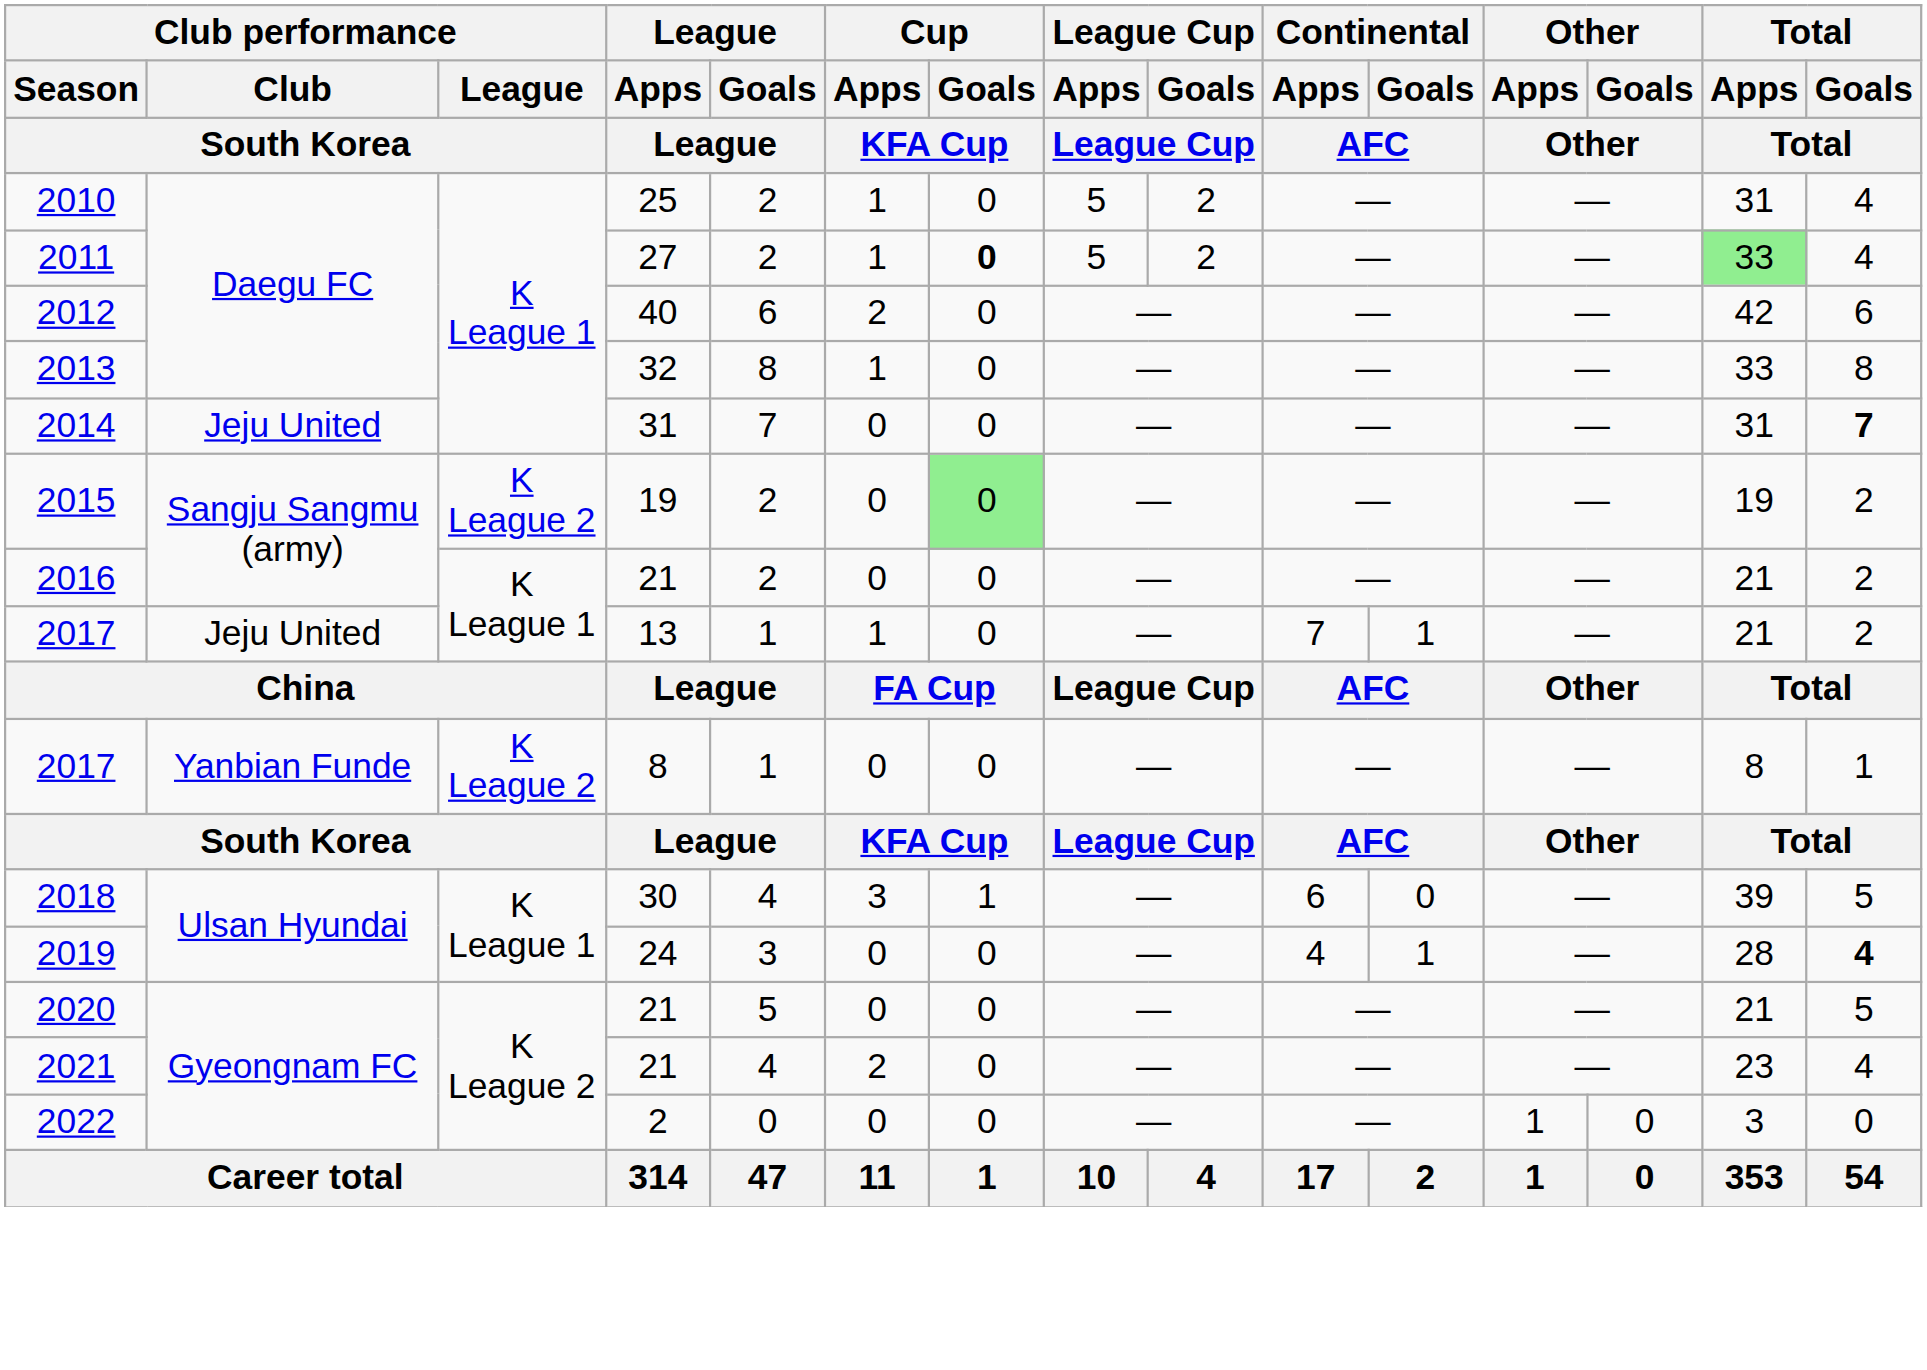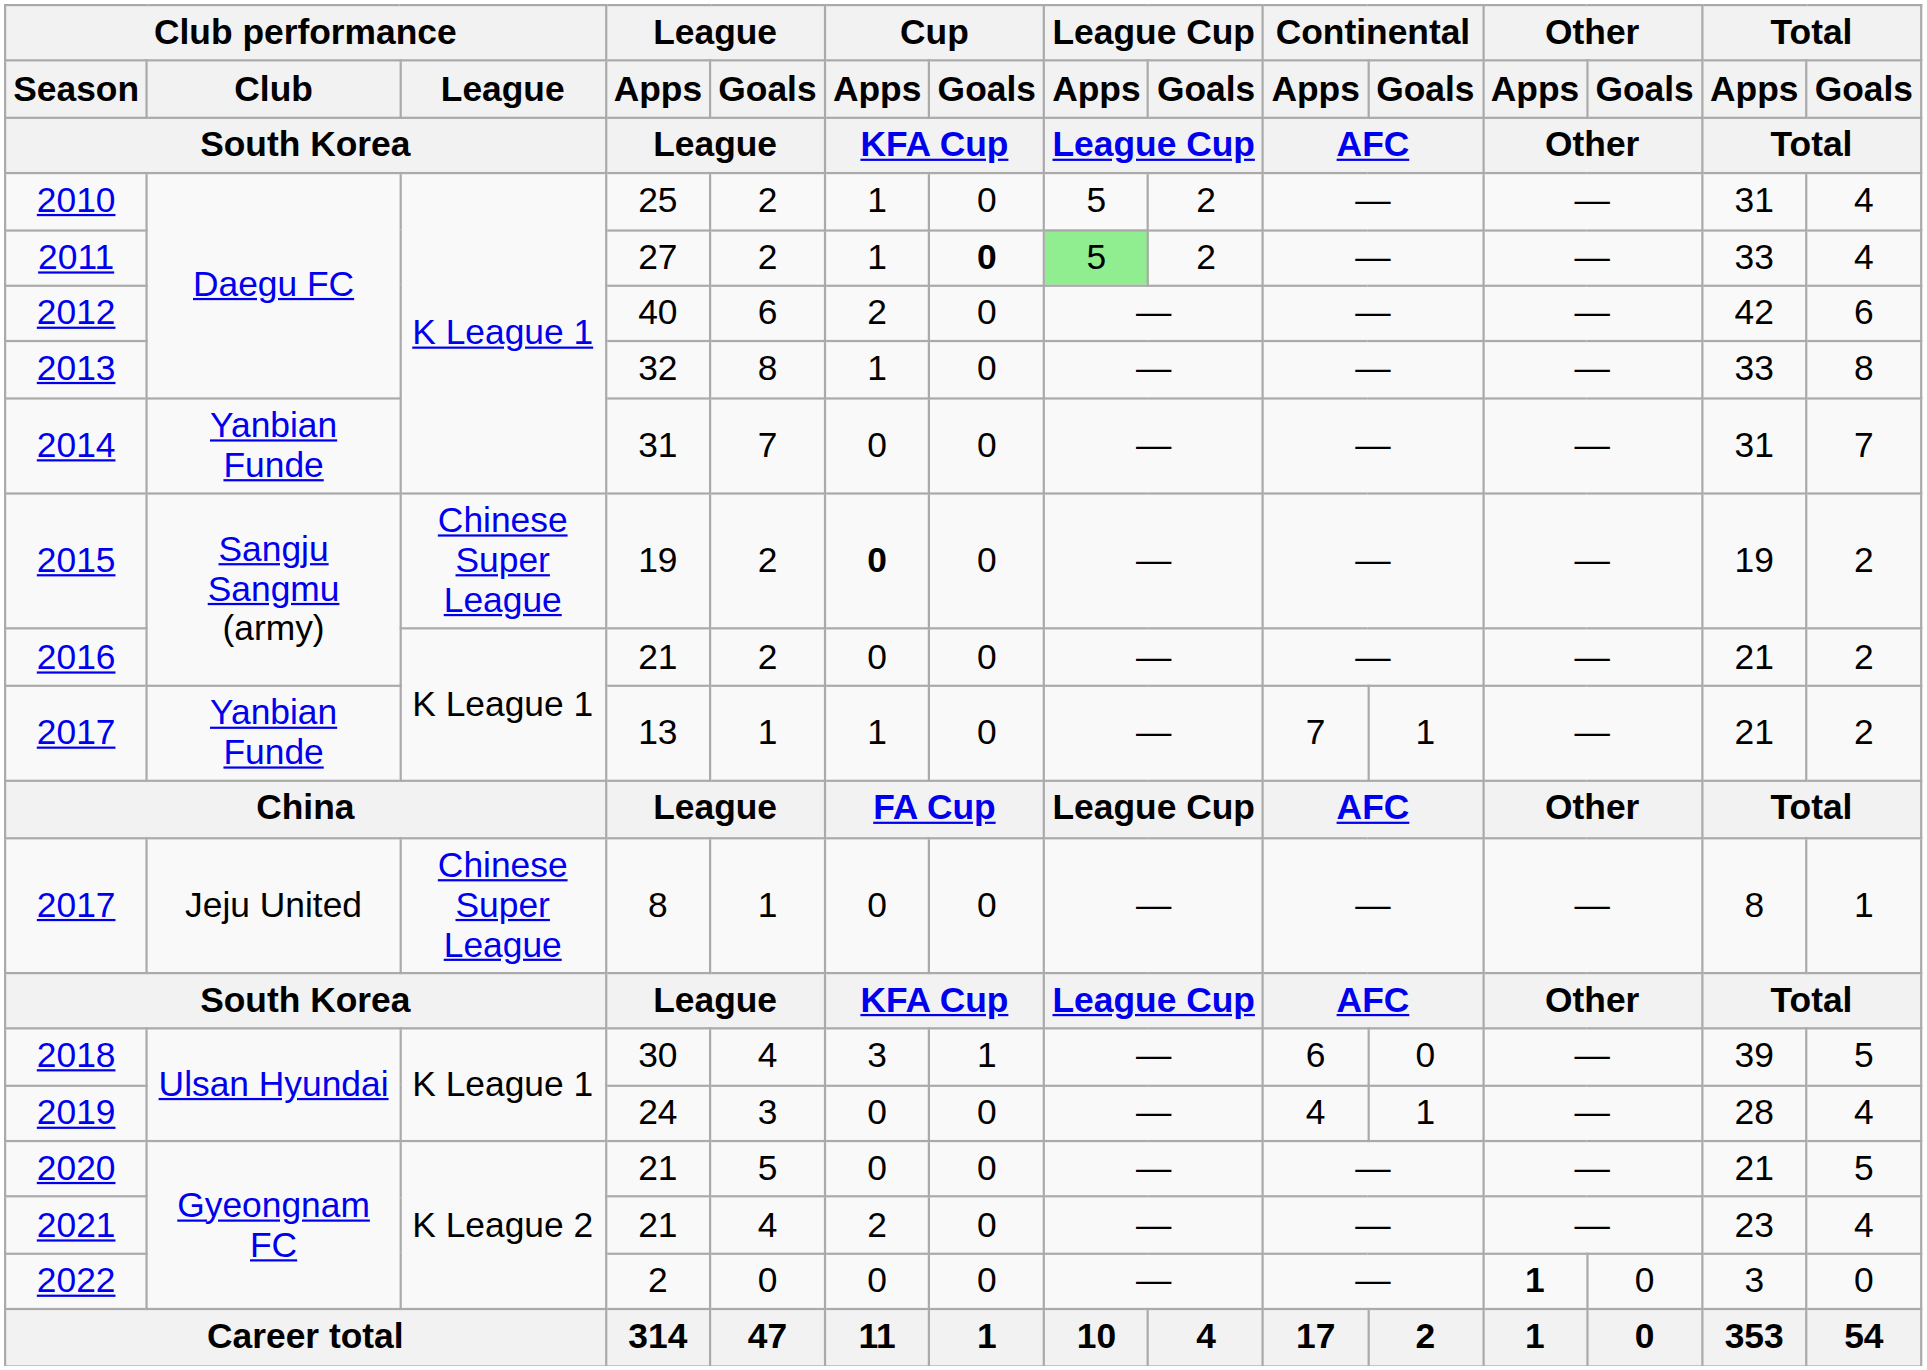(1096, 256) no background -> (1096, 256) lightgreen background
(1754, 256) lightgreen background -> (1754, 256) no background
(293, 425) Jeju United -> (274, 444) Yanbian Funde
(1864, 425) bold -> (1864, 444) normal
(522, 501) K League 2 -> (503, 560) Chinese Super League
(877, 501) normal -> (877, 560) bold
(987, 501) lightgreen background -> (987, 560) no background
(293, 633) Jeju United -> (274, 732) Yanbian Funde
(293, 765) Yanbian Funde -> (274, 904) Jeju United
(522, 765) K League 2 -> (503, 904) Chinese Super League
(1864, 953) bold -> (1864, 1112) normal
(1535, 1121) normal -> (1535, 1280) bold
